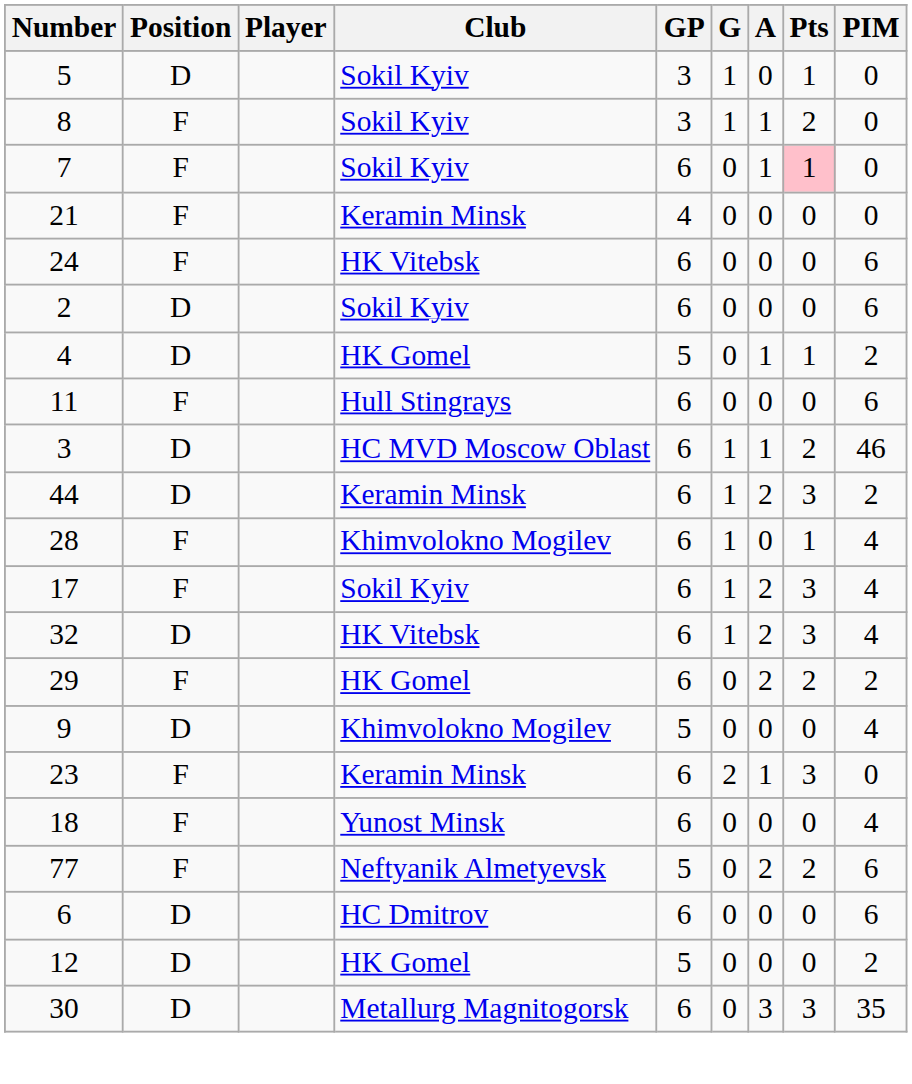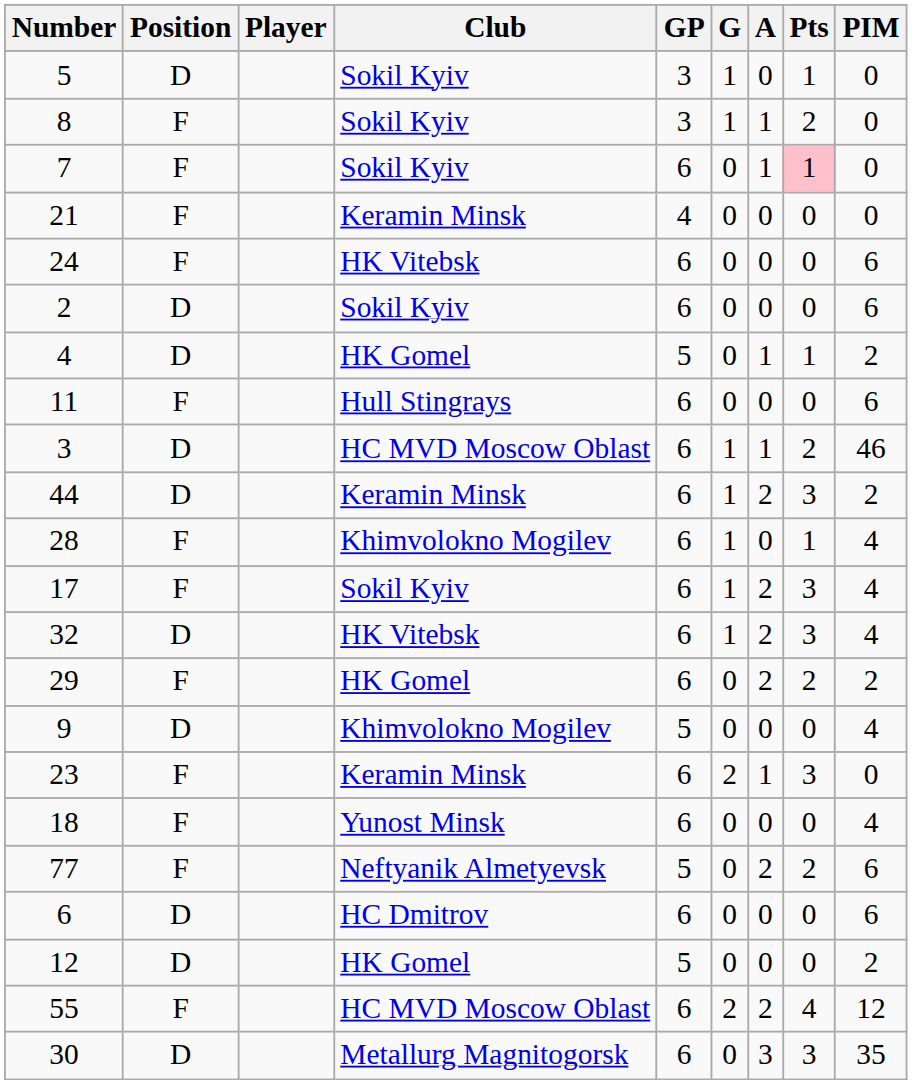+ row: (64, 1008)
